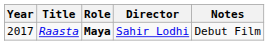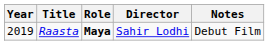(20, 31) 2017 -> (20, 31) 2019
